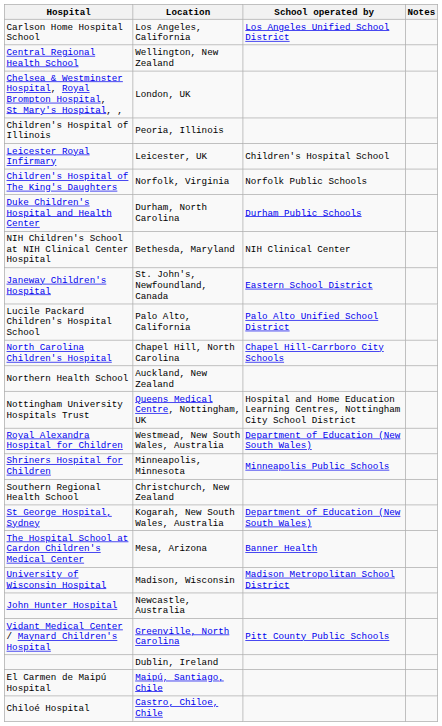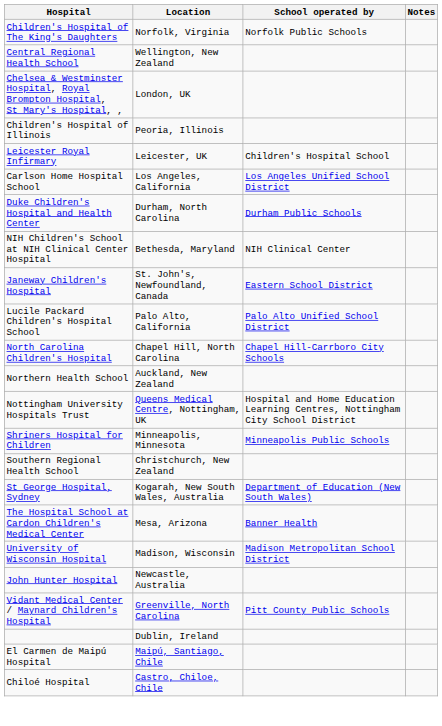rows swapped: (65, 32) <-> (67, 182)
- row: (65, 441)
